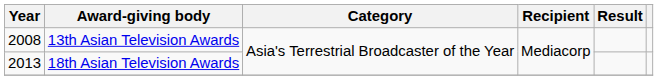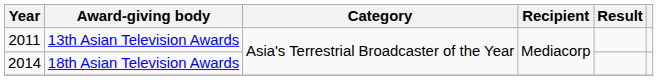(24, 39) 2008 -> (24, 39) 2011
(24, 63) 2013 -> (24, 63) 2014
